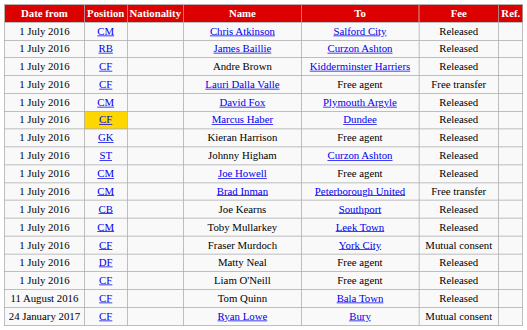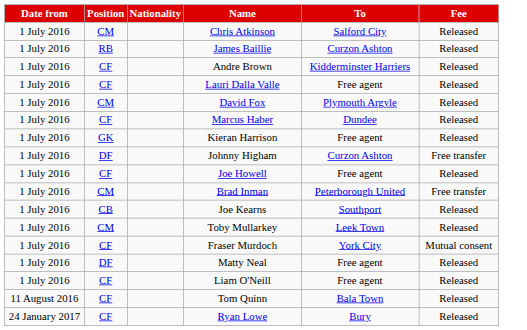- column: (511, 13)
(459, 85) Free transfer -> (459, 85) Released
(106, 120) gold background -> (106, 120) no background
(106, 156) ST -> (106, 156) DF
(459, 156) Released -> (459, 156) Free transfer
(106, 174) CM -> (106, 174) CF
(459, 316) Mutual consent -> (459, 316) Released
